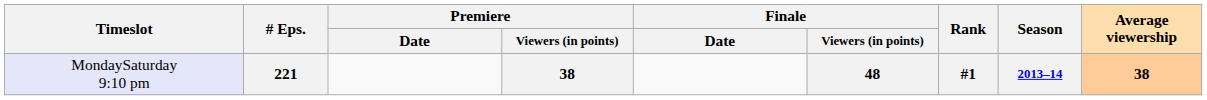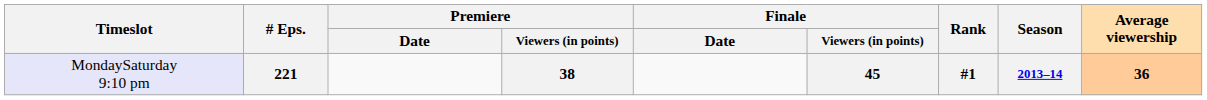(872, 74) 48 -> (872, 74) 45
(1142, 74) 38 -> (1142, 74) 36
